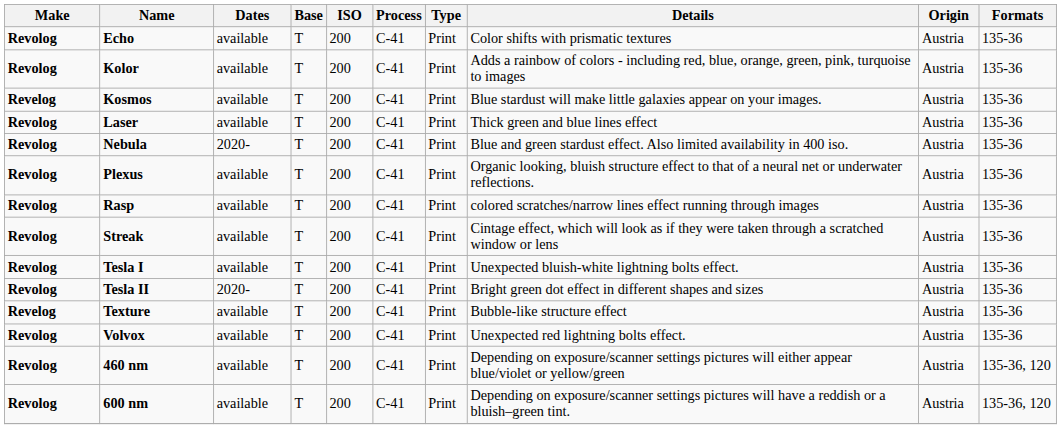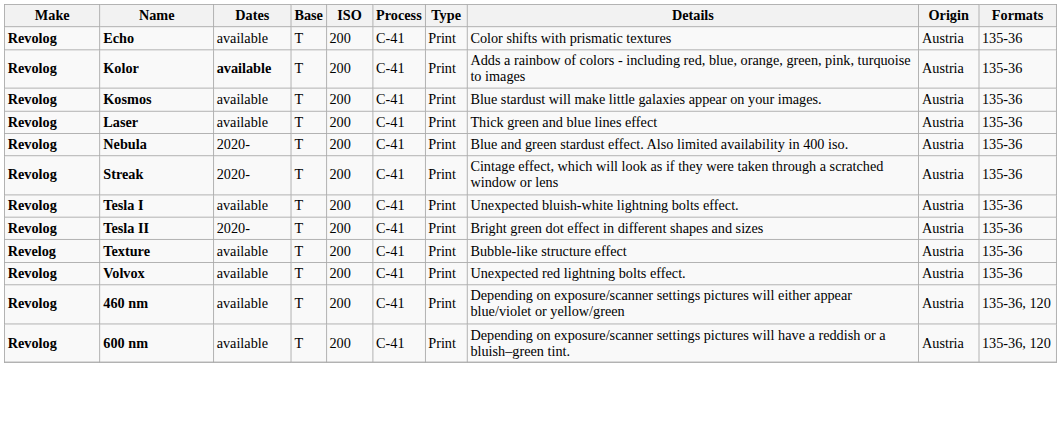(242, 68) normal -> (244, 68) bold
(32, 99) Revelog -> (32, 99) Revolog
- row: (123, 175)
- row: (119, 205)
(242, 236) available -> (233, 175) 2020-
